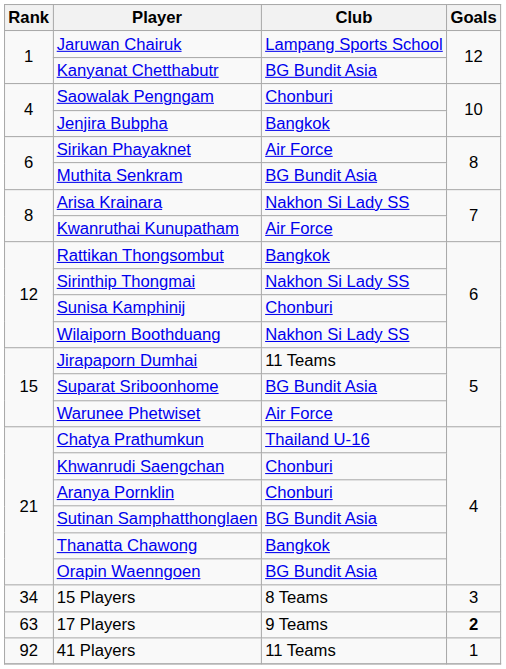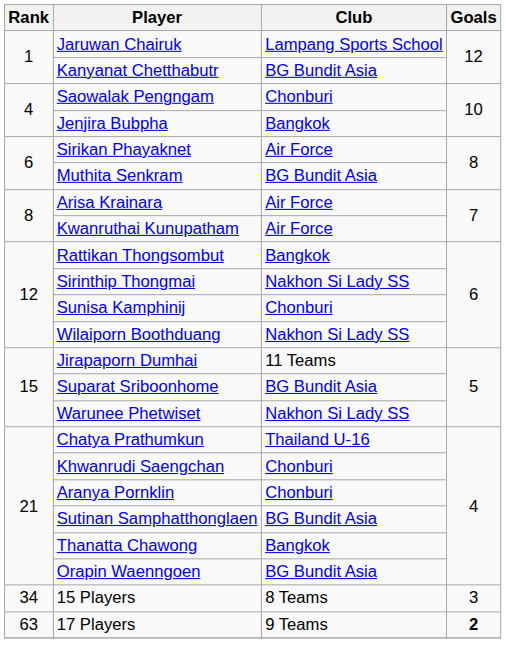(337, 202) Nakhon Si Lady SS -> (299, 202) Air Force
(299, 413) Air Force -> (337, 413) Nakhon Si Lady SS
- row: (96, 651)
